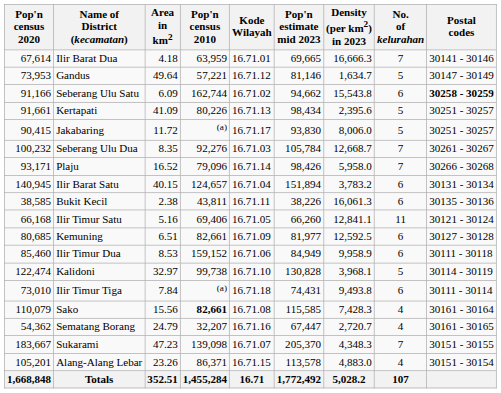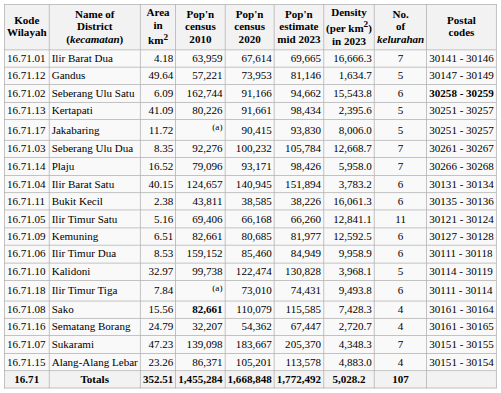columns swapped: (252, 27) <-> (29, 27)
